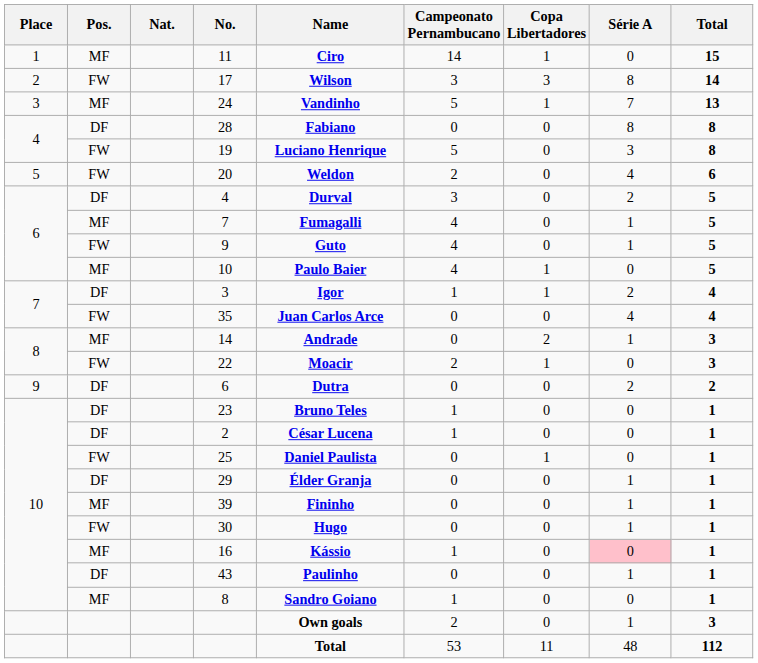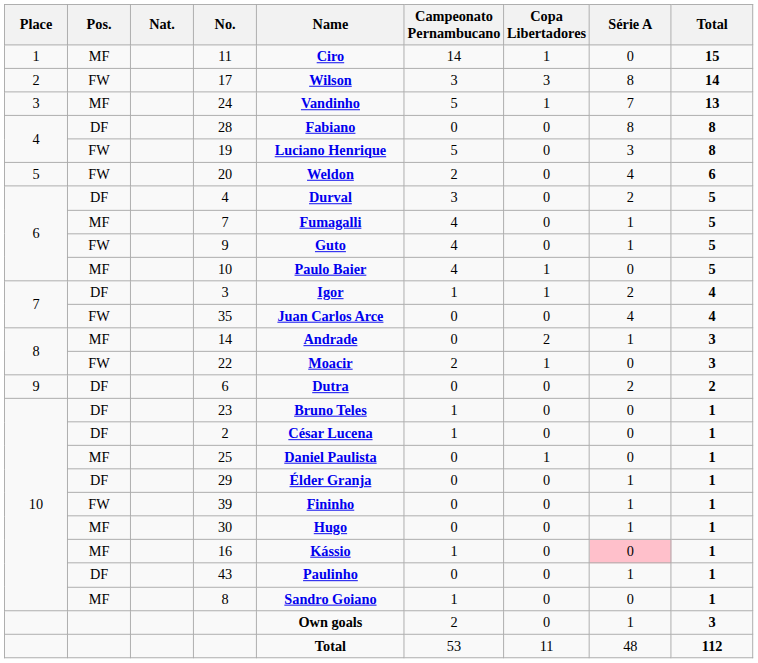(99, 457) FW -> (99, 457) MF
(99, 504) MF -> (99, 504) FW
(99, 528) FW -> (99, 528) MF
